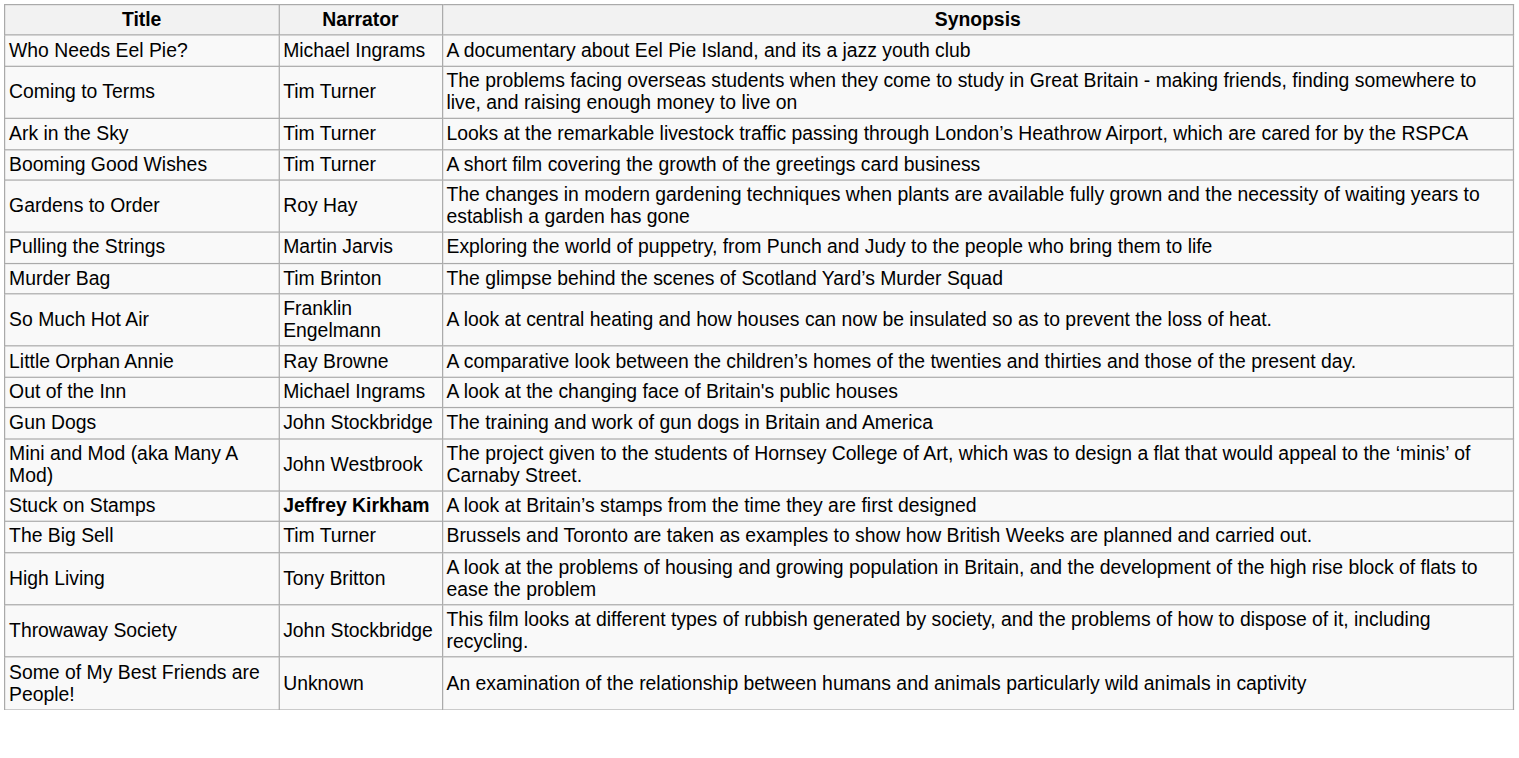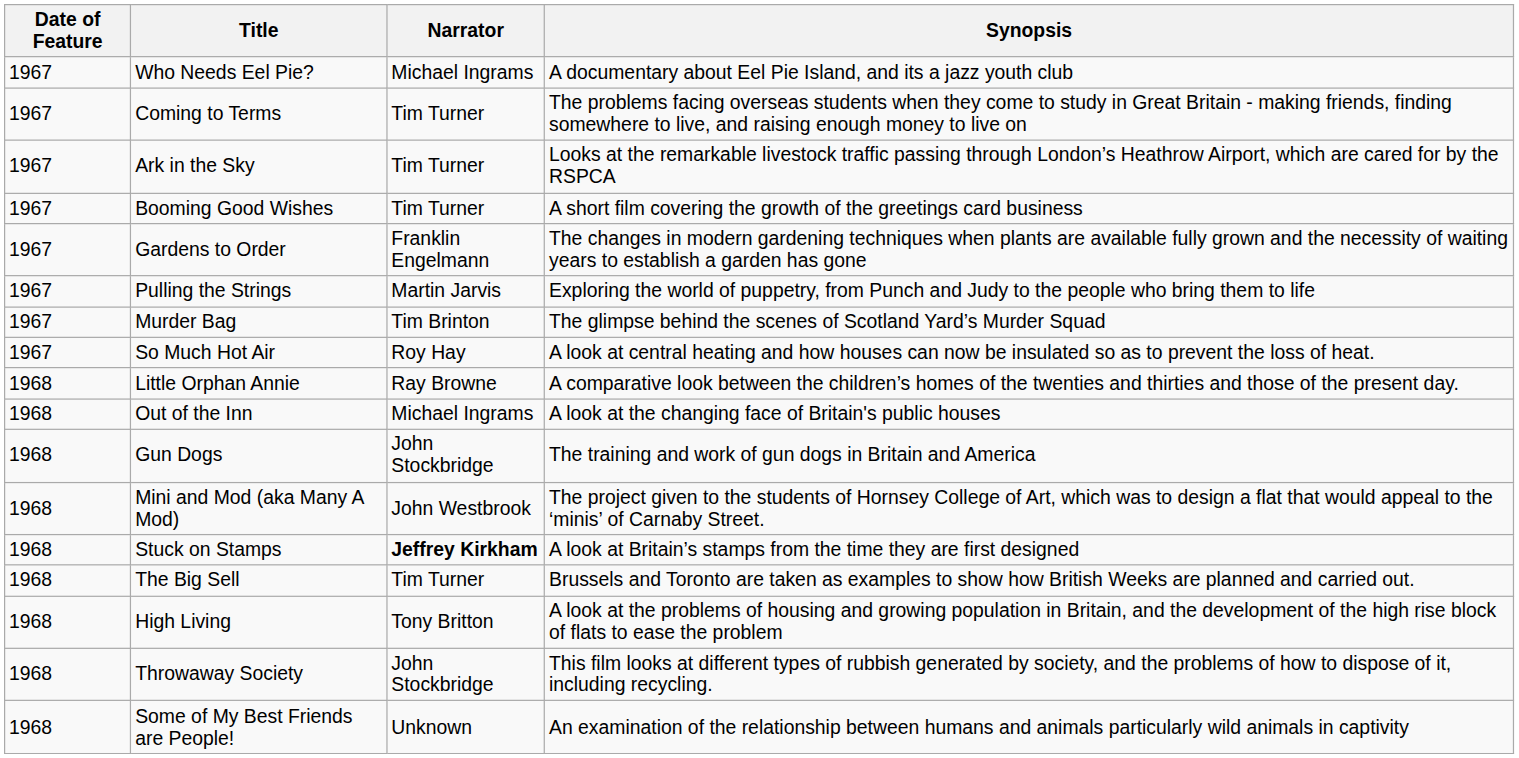+ column: (68, 30)
(320, 206) Roy Hay -> (440, 249) Franklin Engelmann
(332, 319) Franklin Engelmann -> (428, 352) Roy Hay
